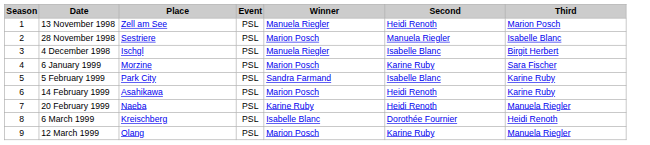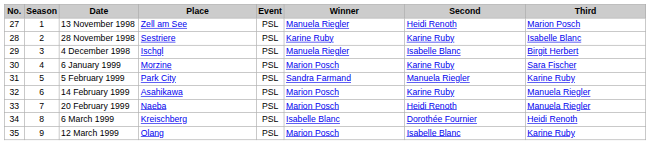+ column: (14, 11)
(293, 38) Marion Posch -> (310, 38) Karine Ruby
(418, 38) Manuela Riegler -> (430, 38) Karine Ruby
(414, 79) Isabelle Blanc -> (438, 79) Manuela Riegler
(412, 92) Heidi Renoth -> (430, 92) Karine Ruby
(531, 92) Karine Ruby -> (559, 92) Manuela Riegler
(290, 106) Karine Ruby -> (312, 106) Marion Posch
(411, 133) Karine Ruby -> (434, 133) Isabelle Blanc
(539, 133) Manuela Riegler -> (551, 133) Karine Ruby
